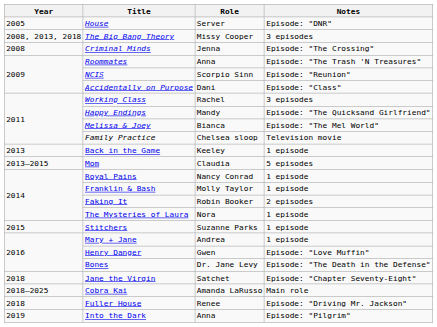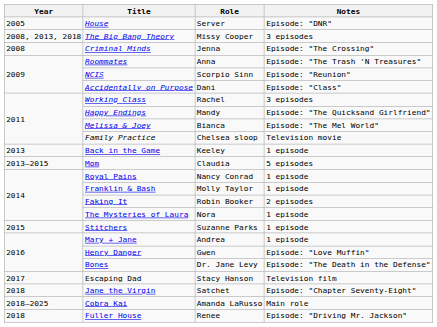+ row: (113, 278)
- row: (116, 316)
